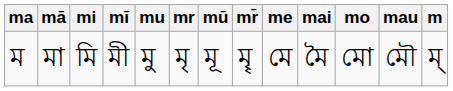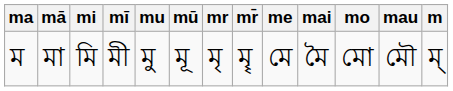columns swapped: (216, 18) <-> (184, 18)
